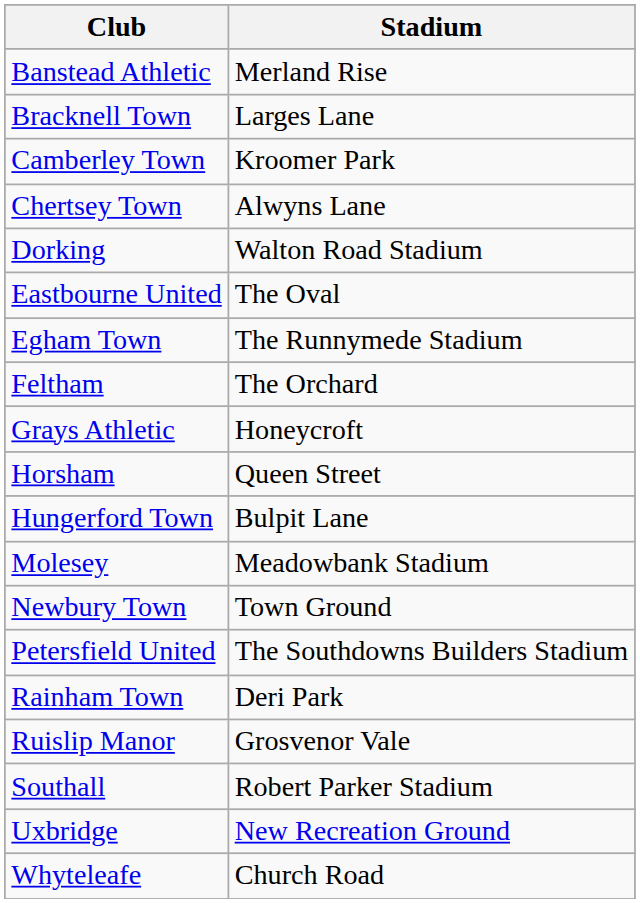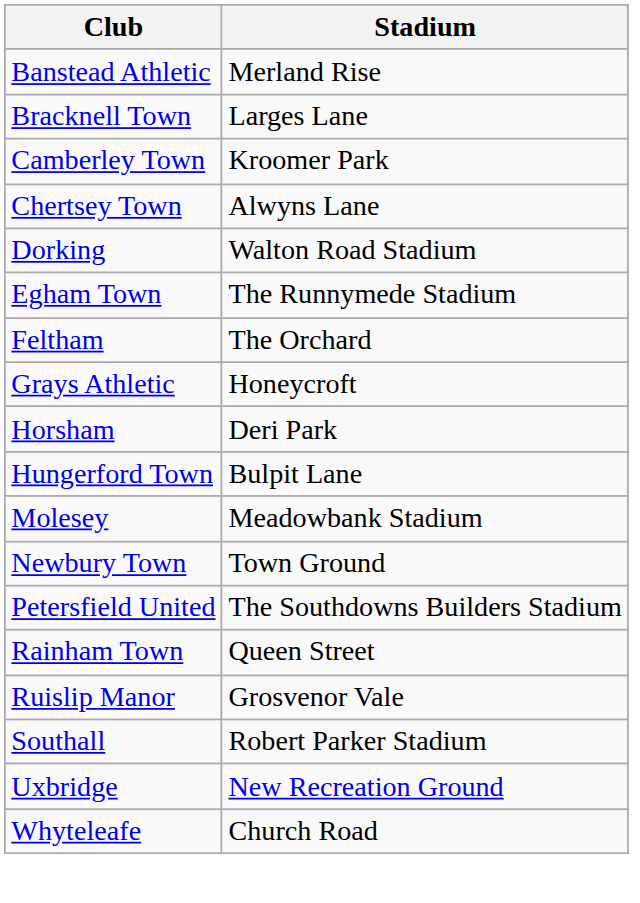- row: (117, 294)
(308, 473) Queen Street -> (283, 428) Deri Park
(289, 696) Deri Park -> (302, 652) Queen Street
